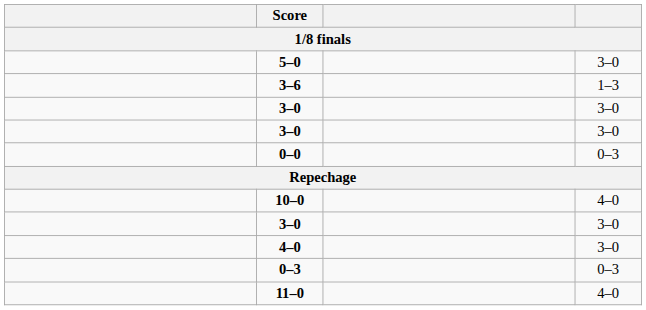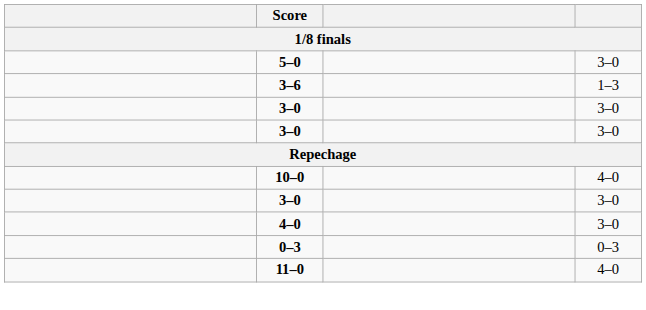- row: (290, 154)
